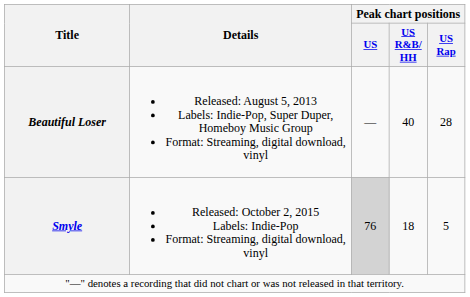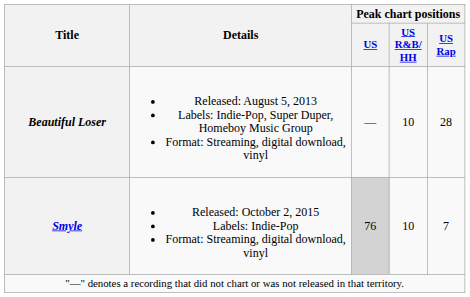(408, 122) 40 -> (408, 122) 10
(408, 225) 18 -> (408, 225) 10
(446, 225) 5 -> (446, 225) 7
